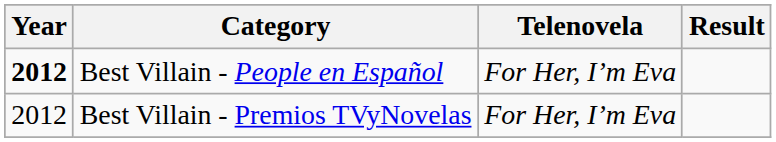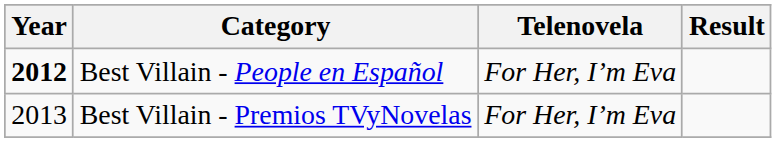(39, 114) 2012 -> (39, 114) 2013
